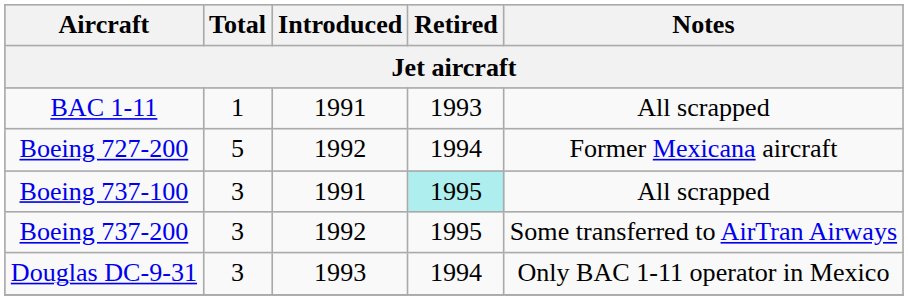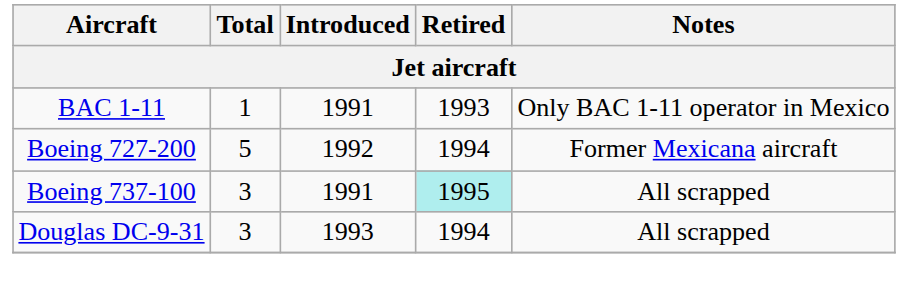(703, 107) All scrapped -> (703, 107) Only BAC 1-11 operator in Mexico
- row: (104, 231)
(703, 273) Only BAC 1-11 operator in Mexico -> (703, 231) All scrapped
